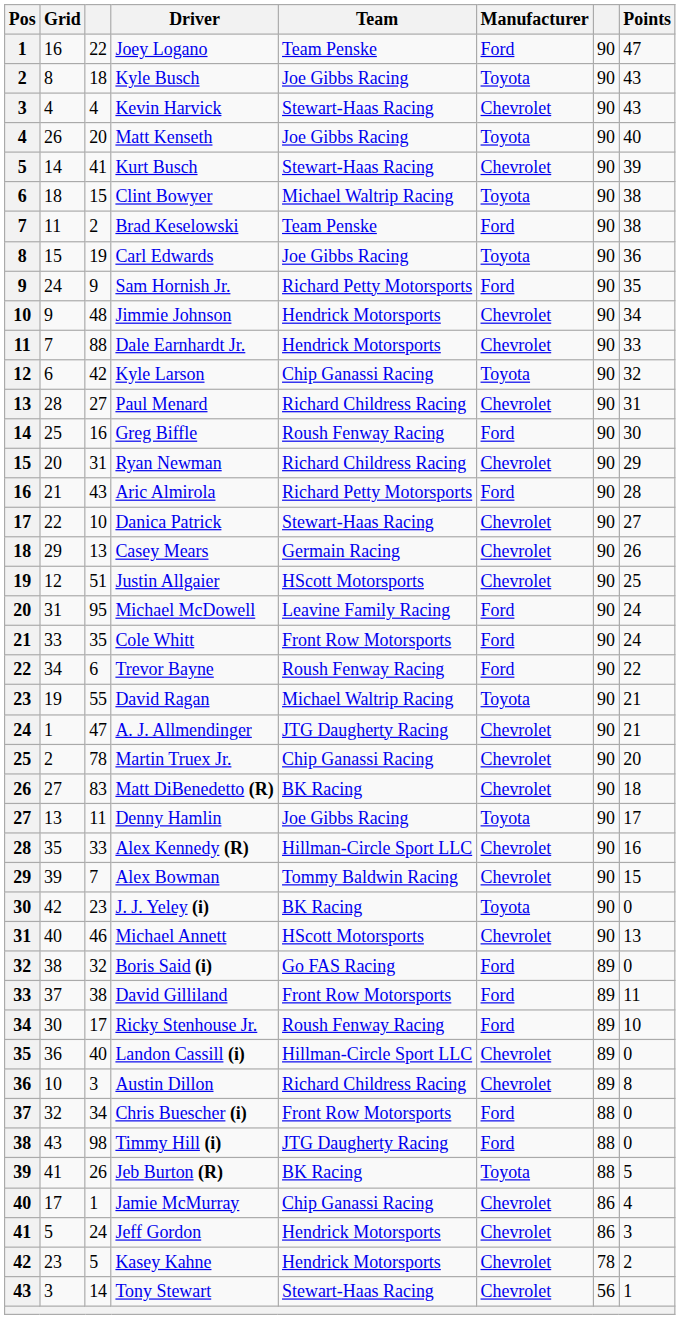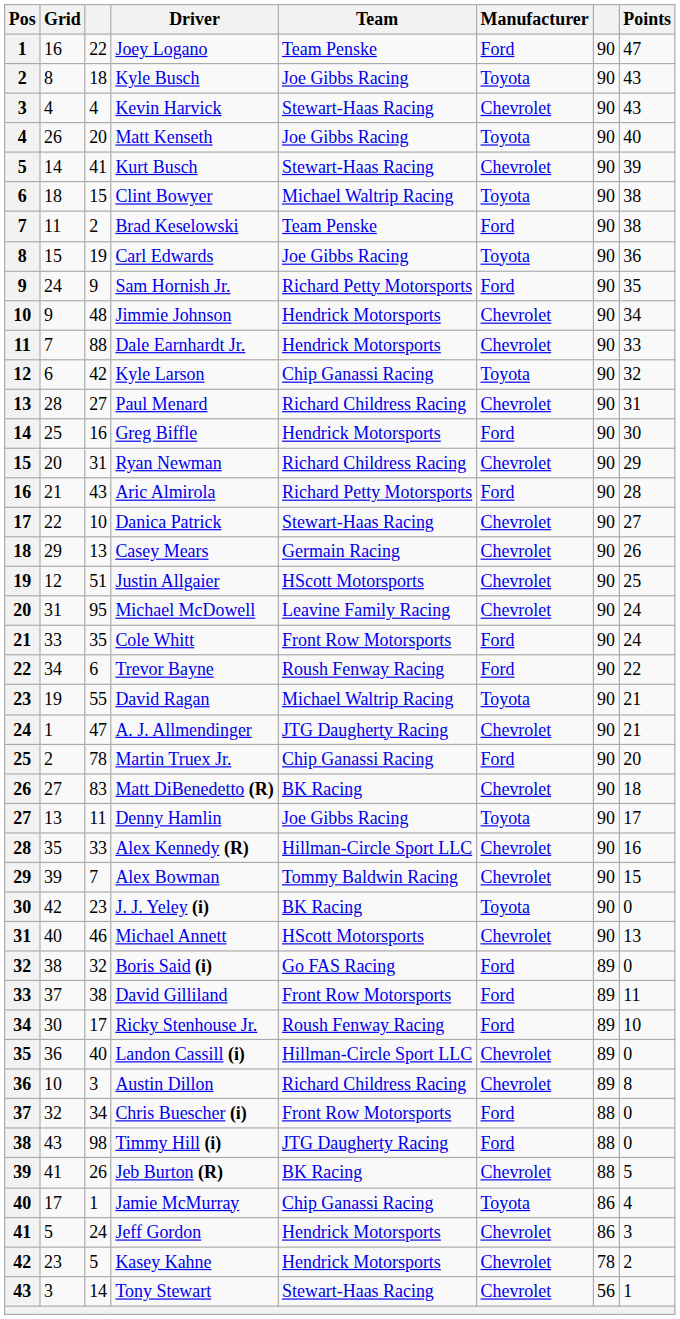(363, 433) Roush Fenway Racing -> (361, 433) Hendrick Motorsports
(497, 610) Ford -> (516, 610) Chevrolet
(516, 758) Chevrolet -> (497, 758) Ford
(505, 1172) Toyota -> (516, 1172) Chevrolet
(516, 1202) Chevrolet -> (505, 1202) Toyota
